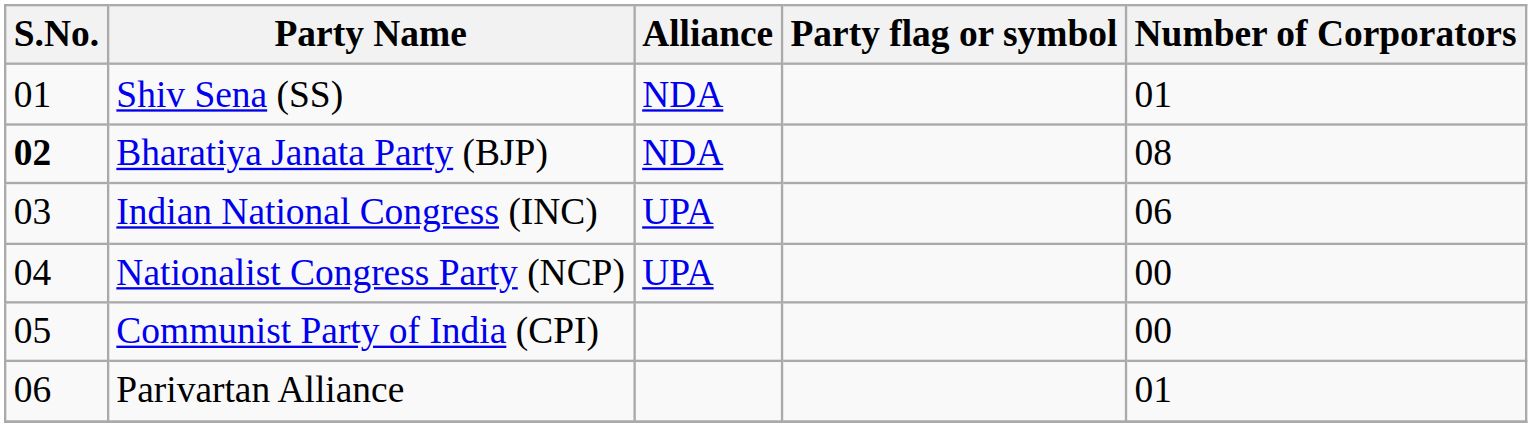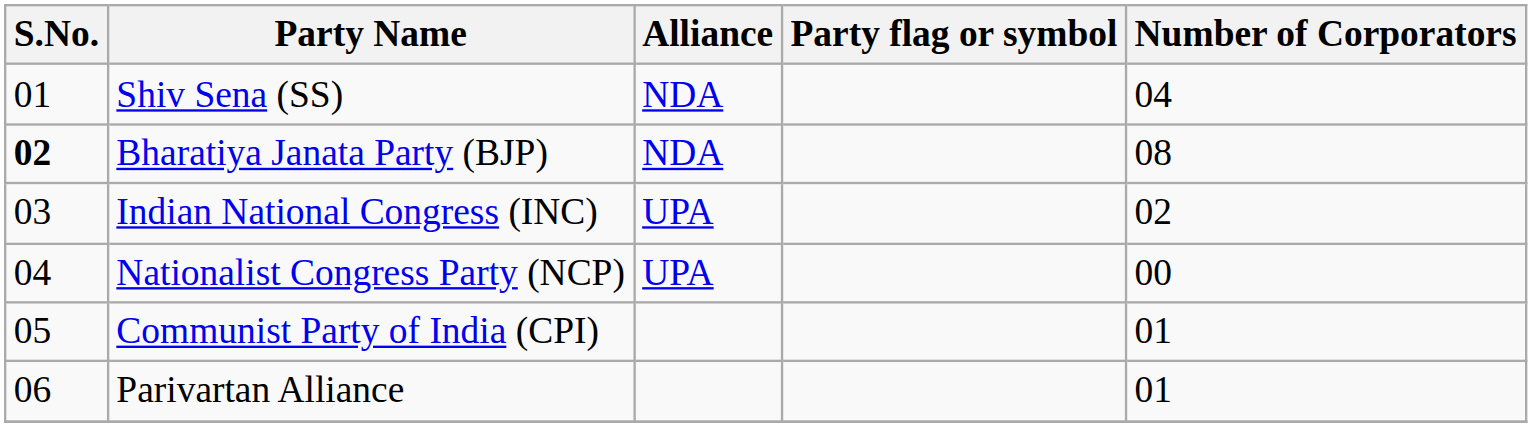(1153, 93) 01 -> (1153, 93) 04
(1153, 212) 06 -> (1153, 212) 02
(1153, 331) 00 -> (1153, 331) 01
